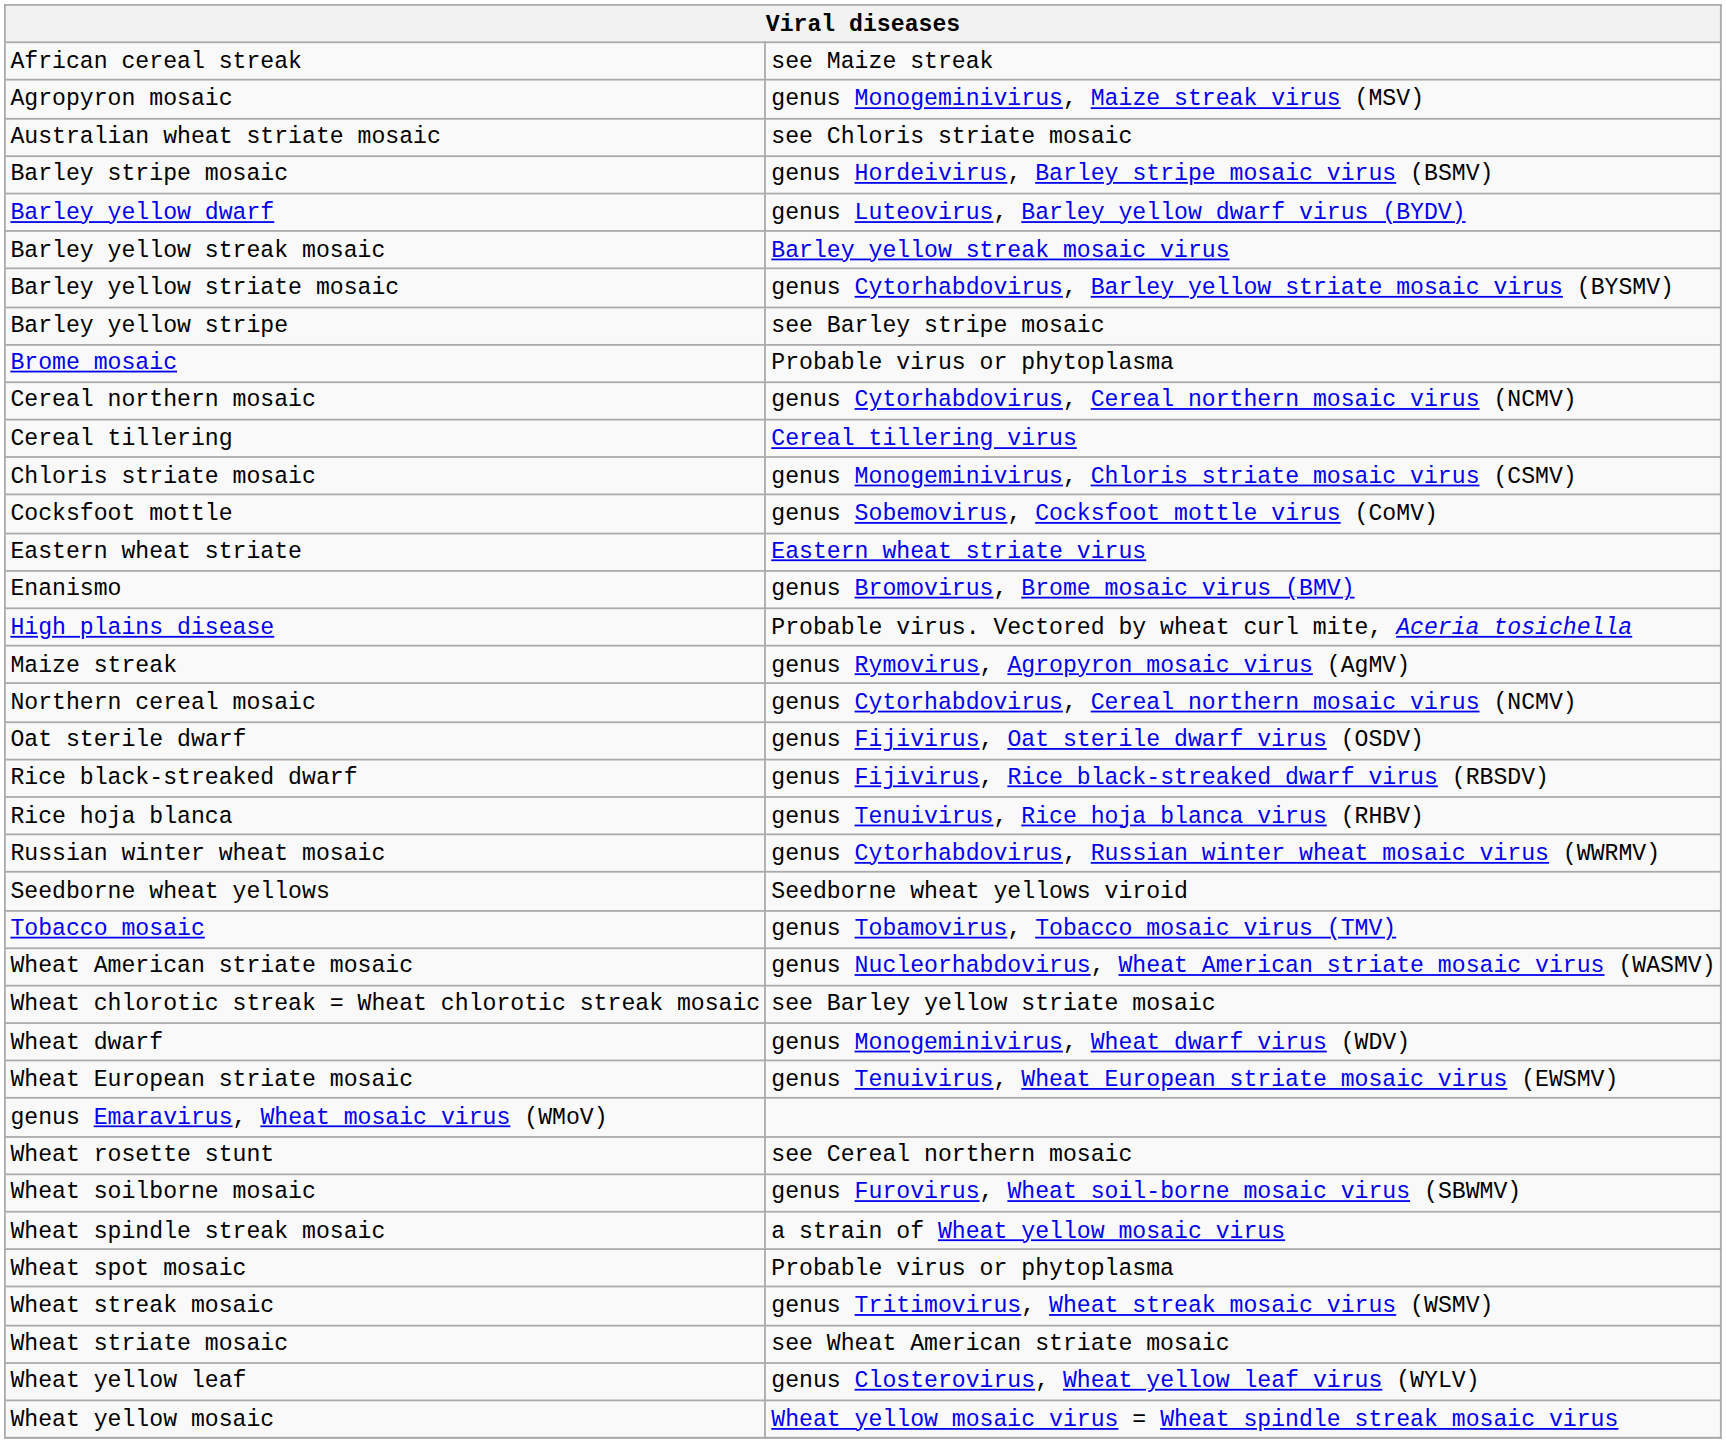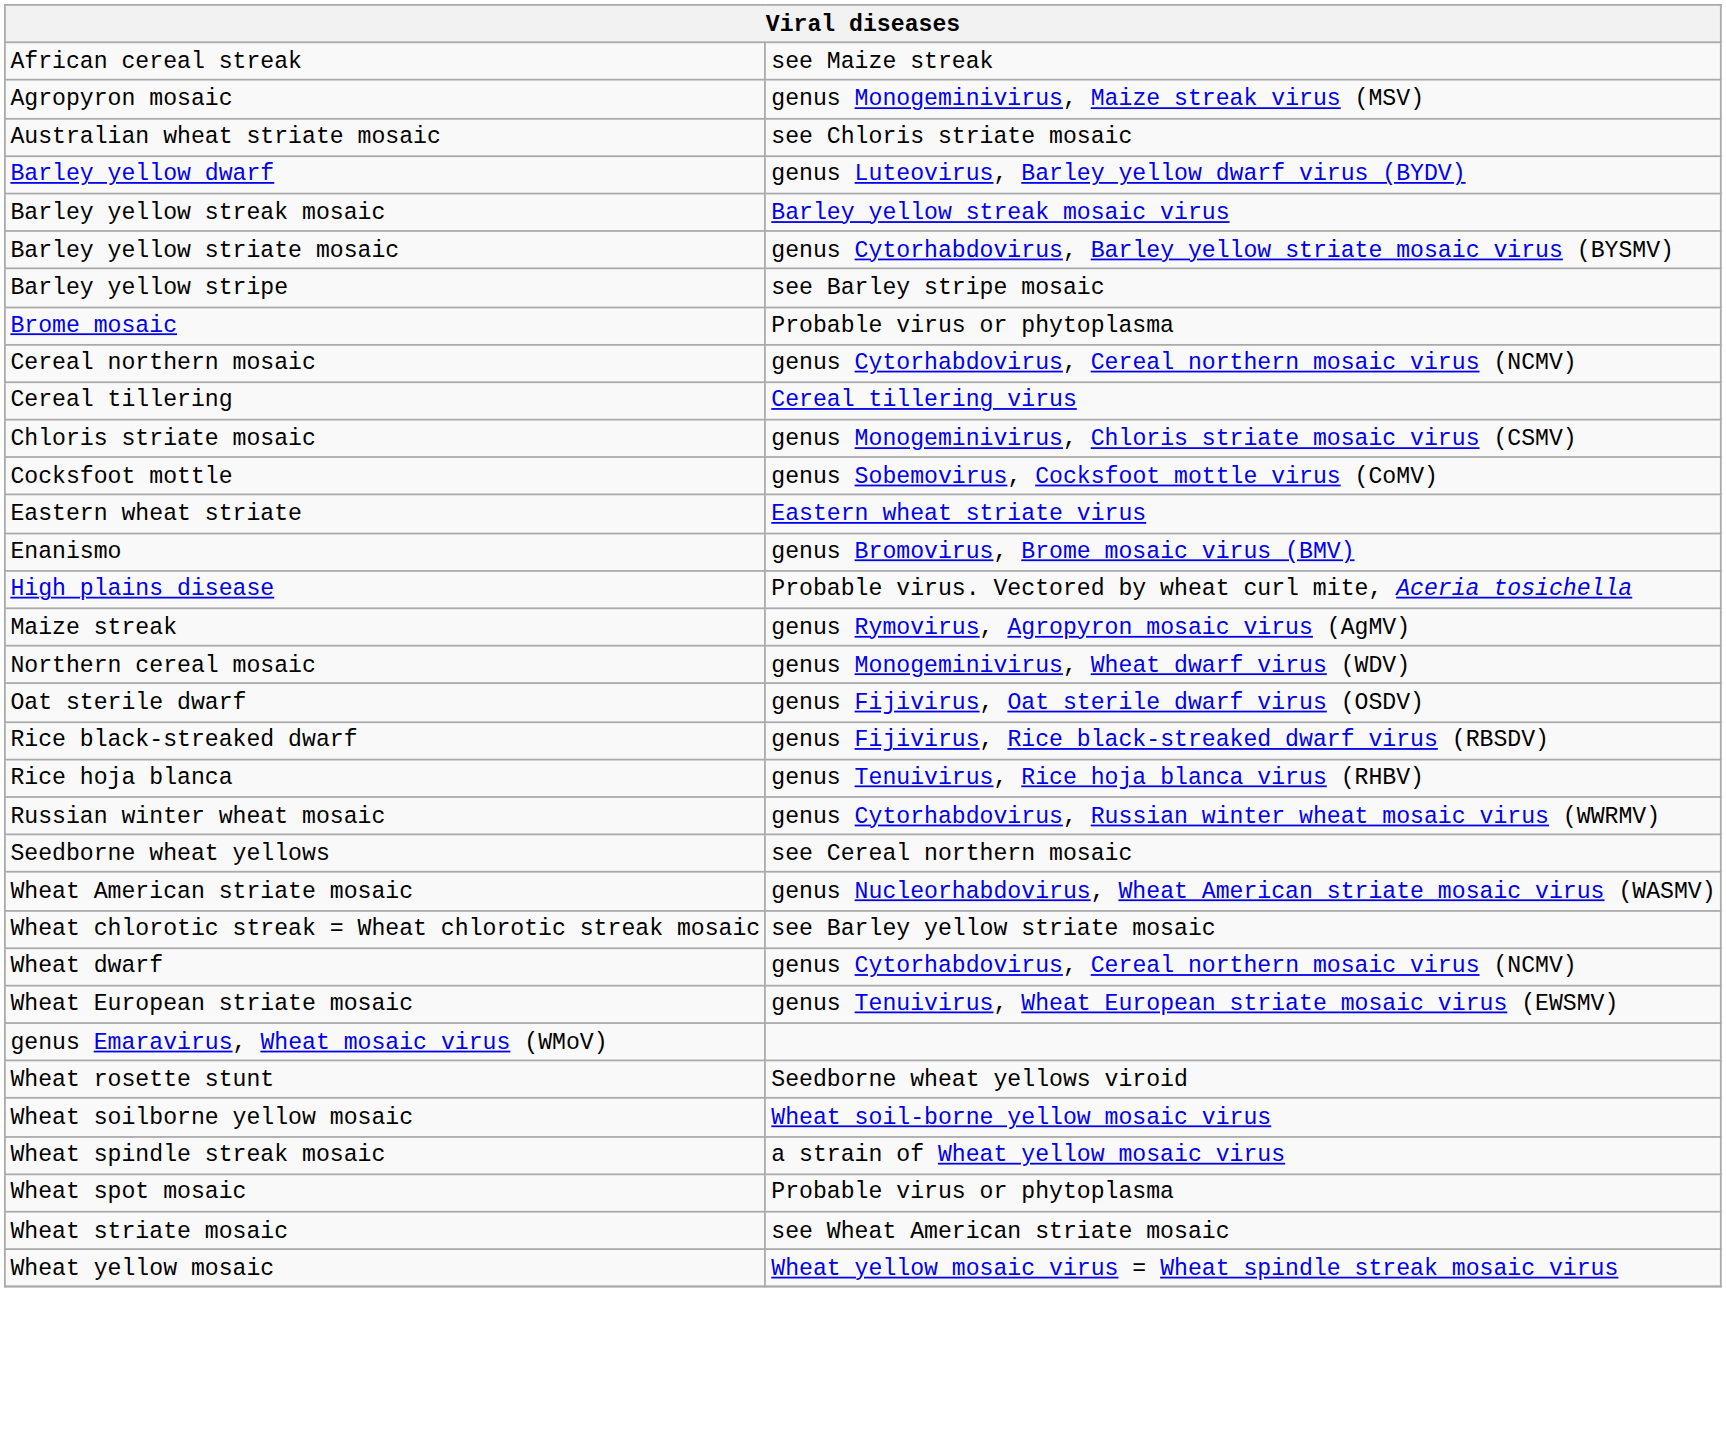- row: (149, 175)
(1174, 703) genus Cytorhabdovirus, Cereal northern mosaic virus (NCMV) -> (1091, 665) genus Monogeminivirus, Wheat dwarf virus (WDV)
(980, 891) Seedborne wheat yellows viroid -> (952, 853) see Cereal northern mosaic
- row: (108, 929)
(1091, 1042) genus Monogeminivirus, Wheat dwarf virus (WDV) -> (1174, 967) genus Cytorhabdovirus, Cereal northern mosaic virus (NCMV)
(952, 1155) see Cereal northern mosaic -> (980, 1080) Seedborne wheat yellows viroid
- row: (163, 1193)
+ row: (212, 1117)
- row: (142, 1306)
- row: (128, 1381)
